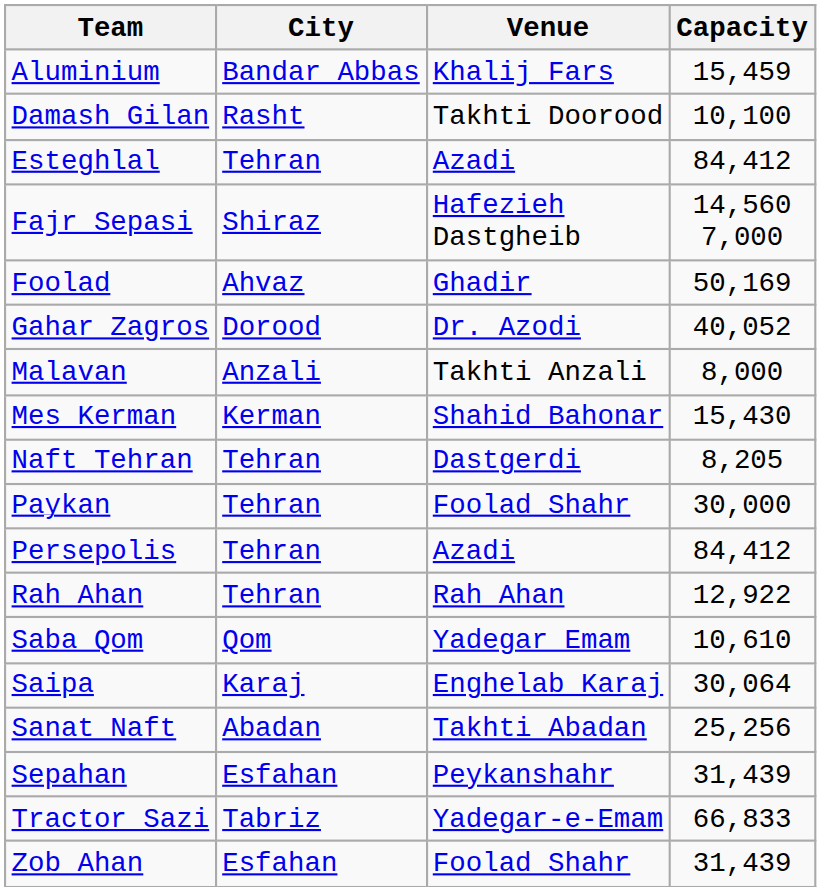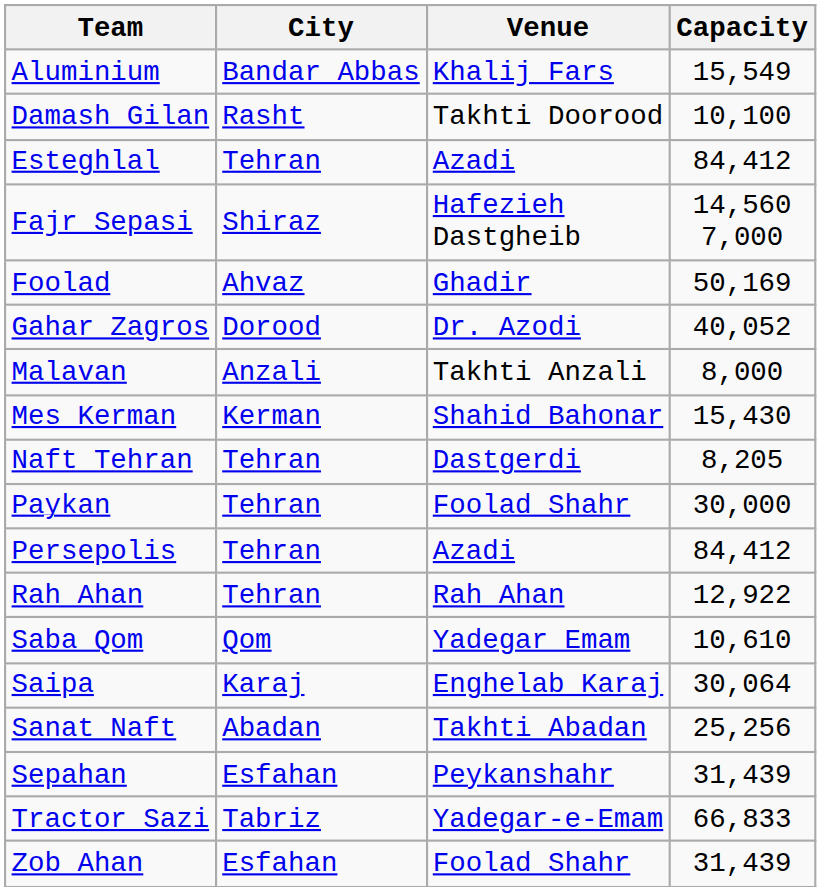(742, 72) 15,459 -> (742, 72) 15,549
